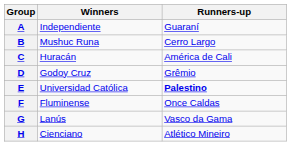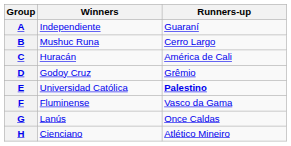(192, 103) Once Caldas -> (198, 103) Vasco da Gama
(198, 118) Vasco da Gama -> (192, 118) Once Caldas
